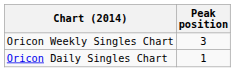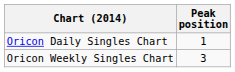rows swapped: (87, 58) <-> (90, 41)
